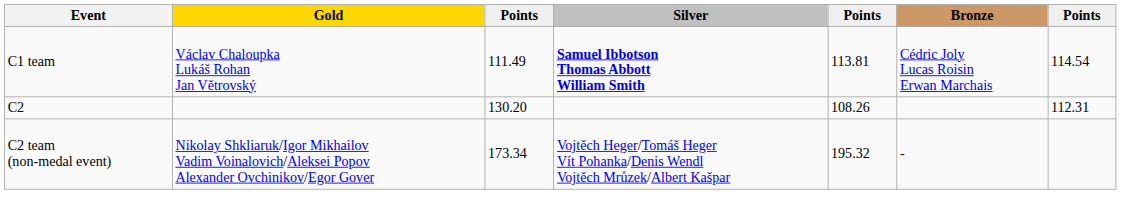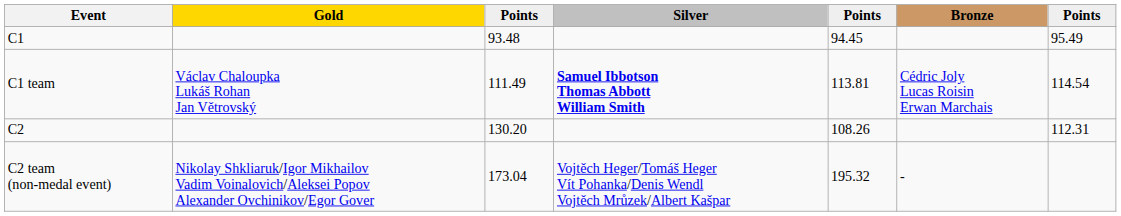+ row: (16, 37)
(507, 153) 173.34 -> (507, 176) 173.04
